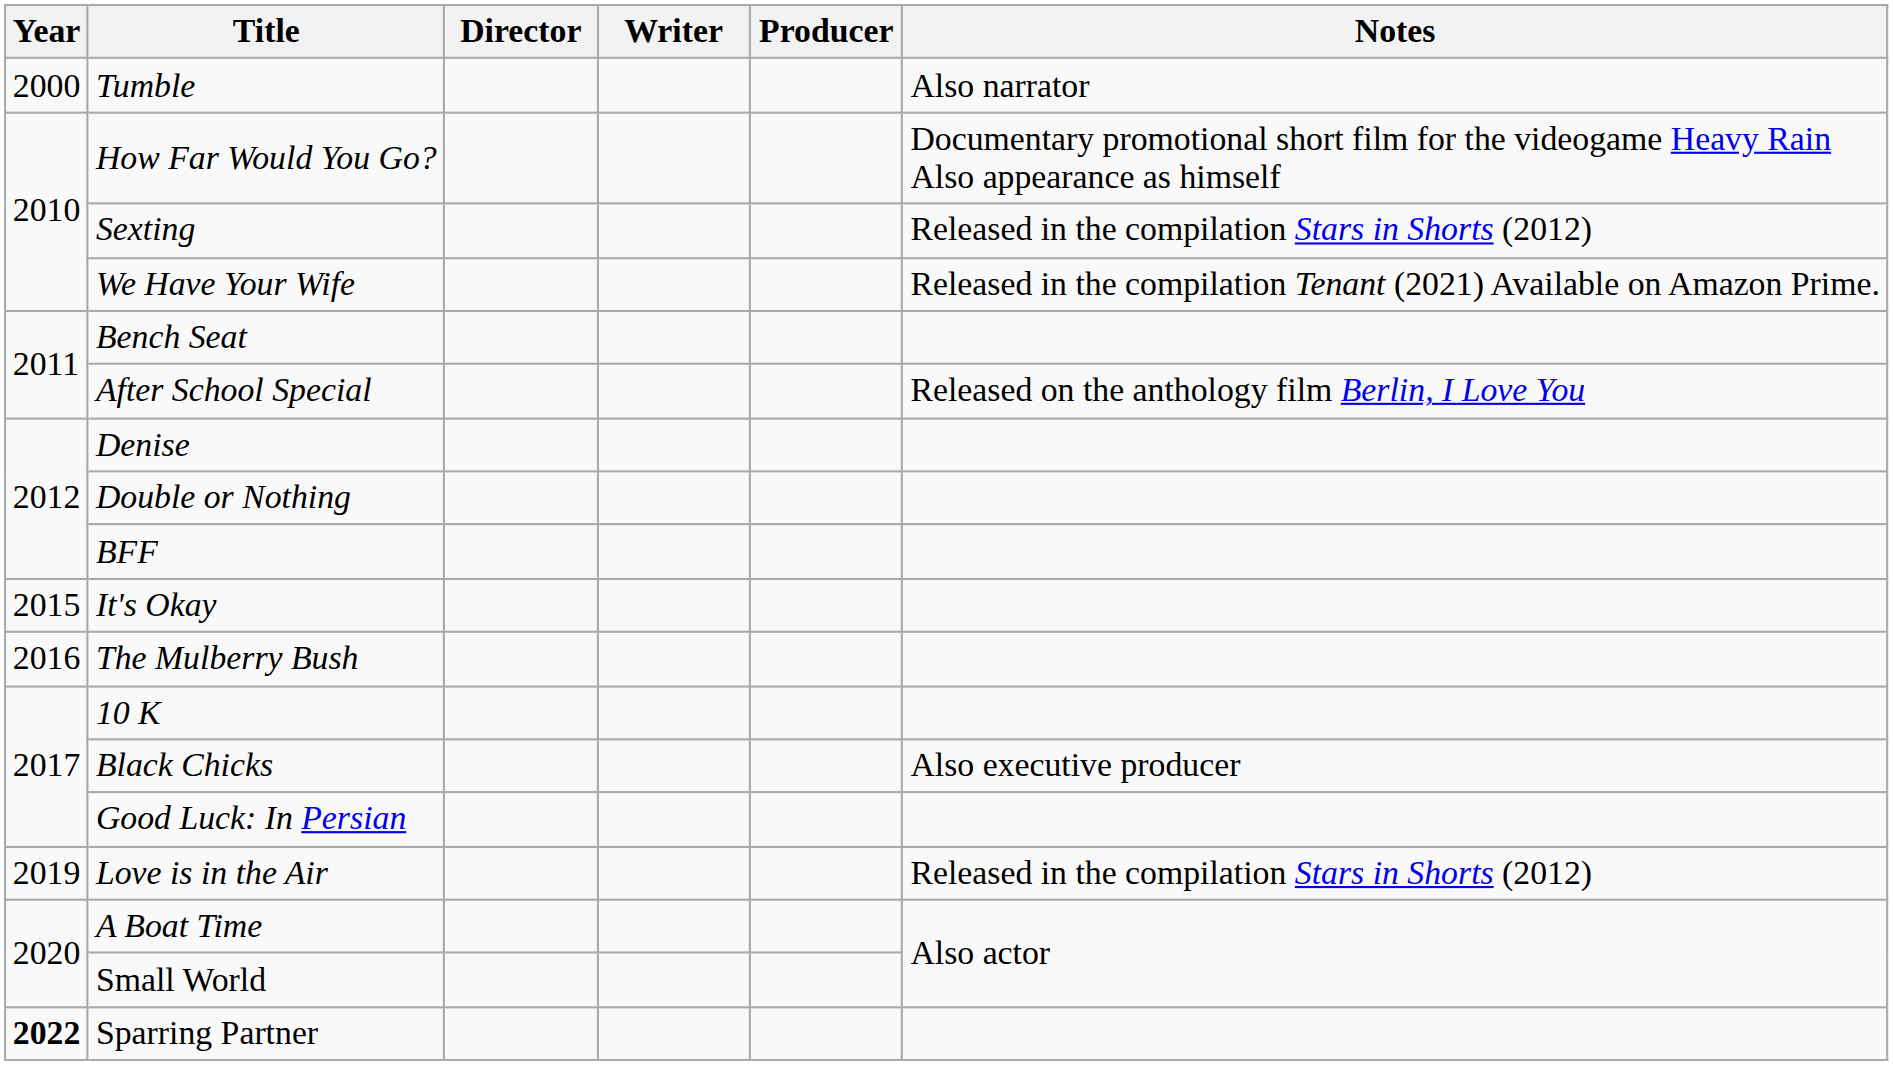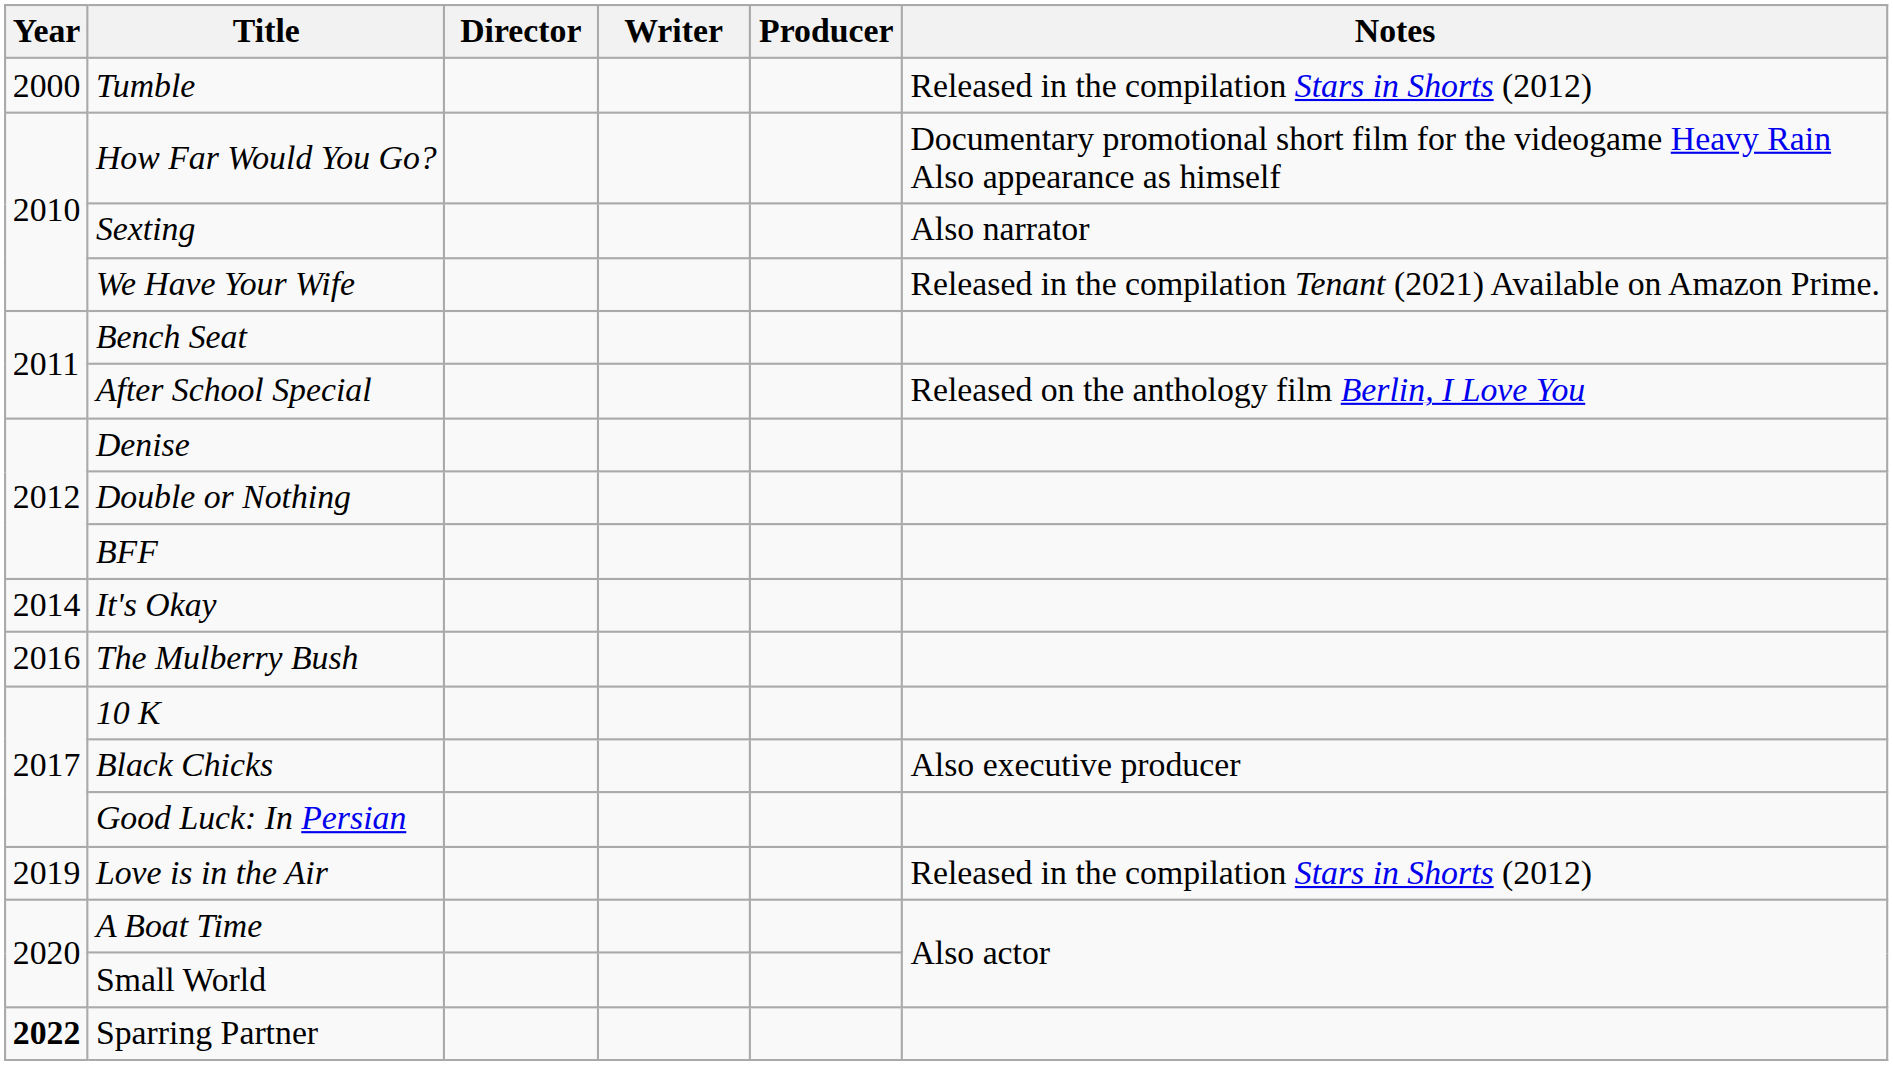(1000, 84) Also narrator -> (1251, 84) Released in the compilation Stars in Shorts (2012)
(1251, 229) Released in the compilation Stars in Shorts (2012) -> (1000, 229) Also narrator
(47, 604) 2015 -> (47, 604) 2014
